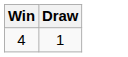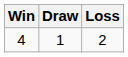+ column: (103, 16)
